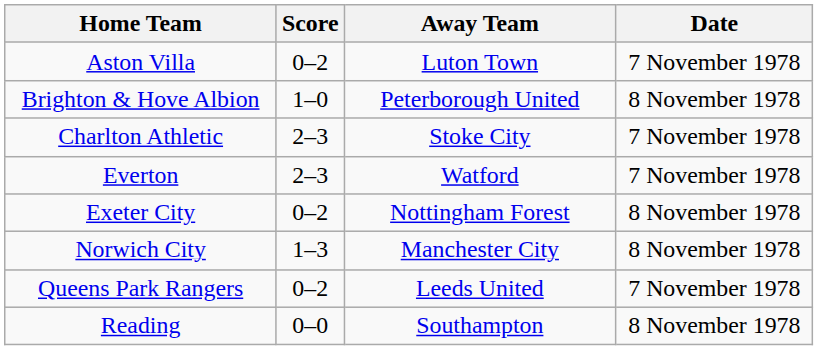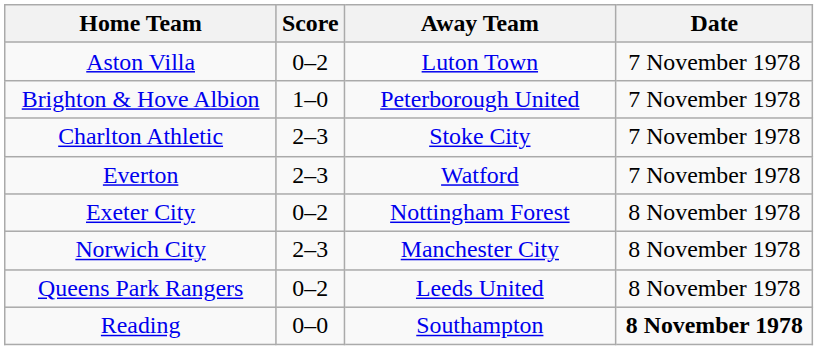(714, 99) 8 November 1978 -> (714, 99) 7 November 1978
(310, 250) 1–3 -> (310, 250) 2–3
(714, 288) 7 November 1978 -> (714, 288) 8 November 1978
(714, 325) normal -> (714, 325) bold
